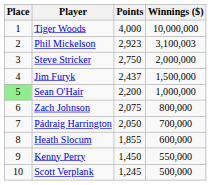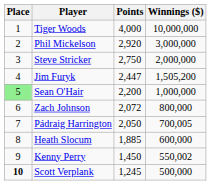(130, 44) 2,923 -> (130, 44) 2,920
(176, 44) 3,100,003 -> (176, 44) 3,000,000
(130, 76) 2,437 -> (130, 76) 2,447
(176, 76) 1,500,000 -> (176, 76) 1,505,200
(130, 108) 2,075 -> (130, 108) 2,072
(176, 124) 700,000 -> (176, 124) 700,005
(130, 140) 1,855 -> (130, 140) 1,885
(176, 156) 550,000 -> (176, 156) 550,002
(18, 172) normal -> (18, 172) bold
